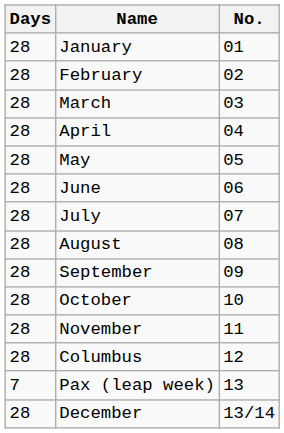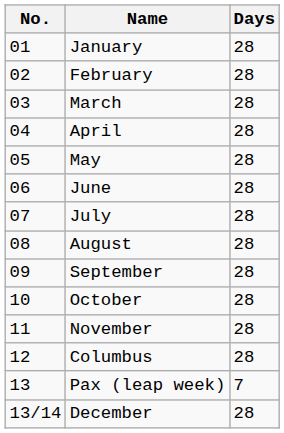columns swapped: (249, 19) <-> (30, 19)
